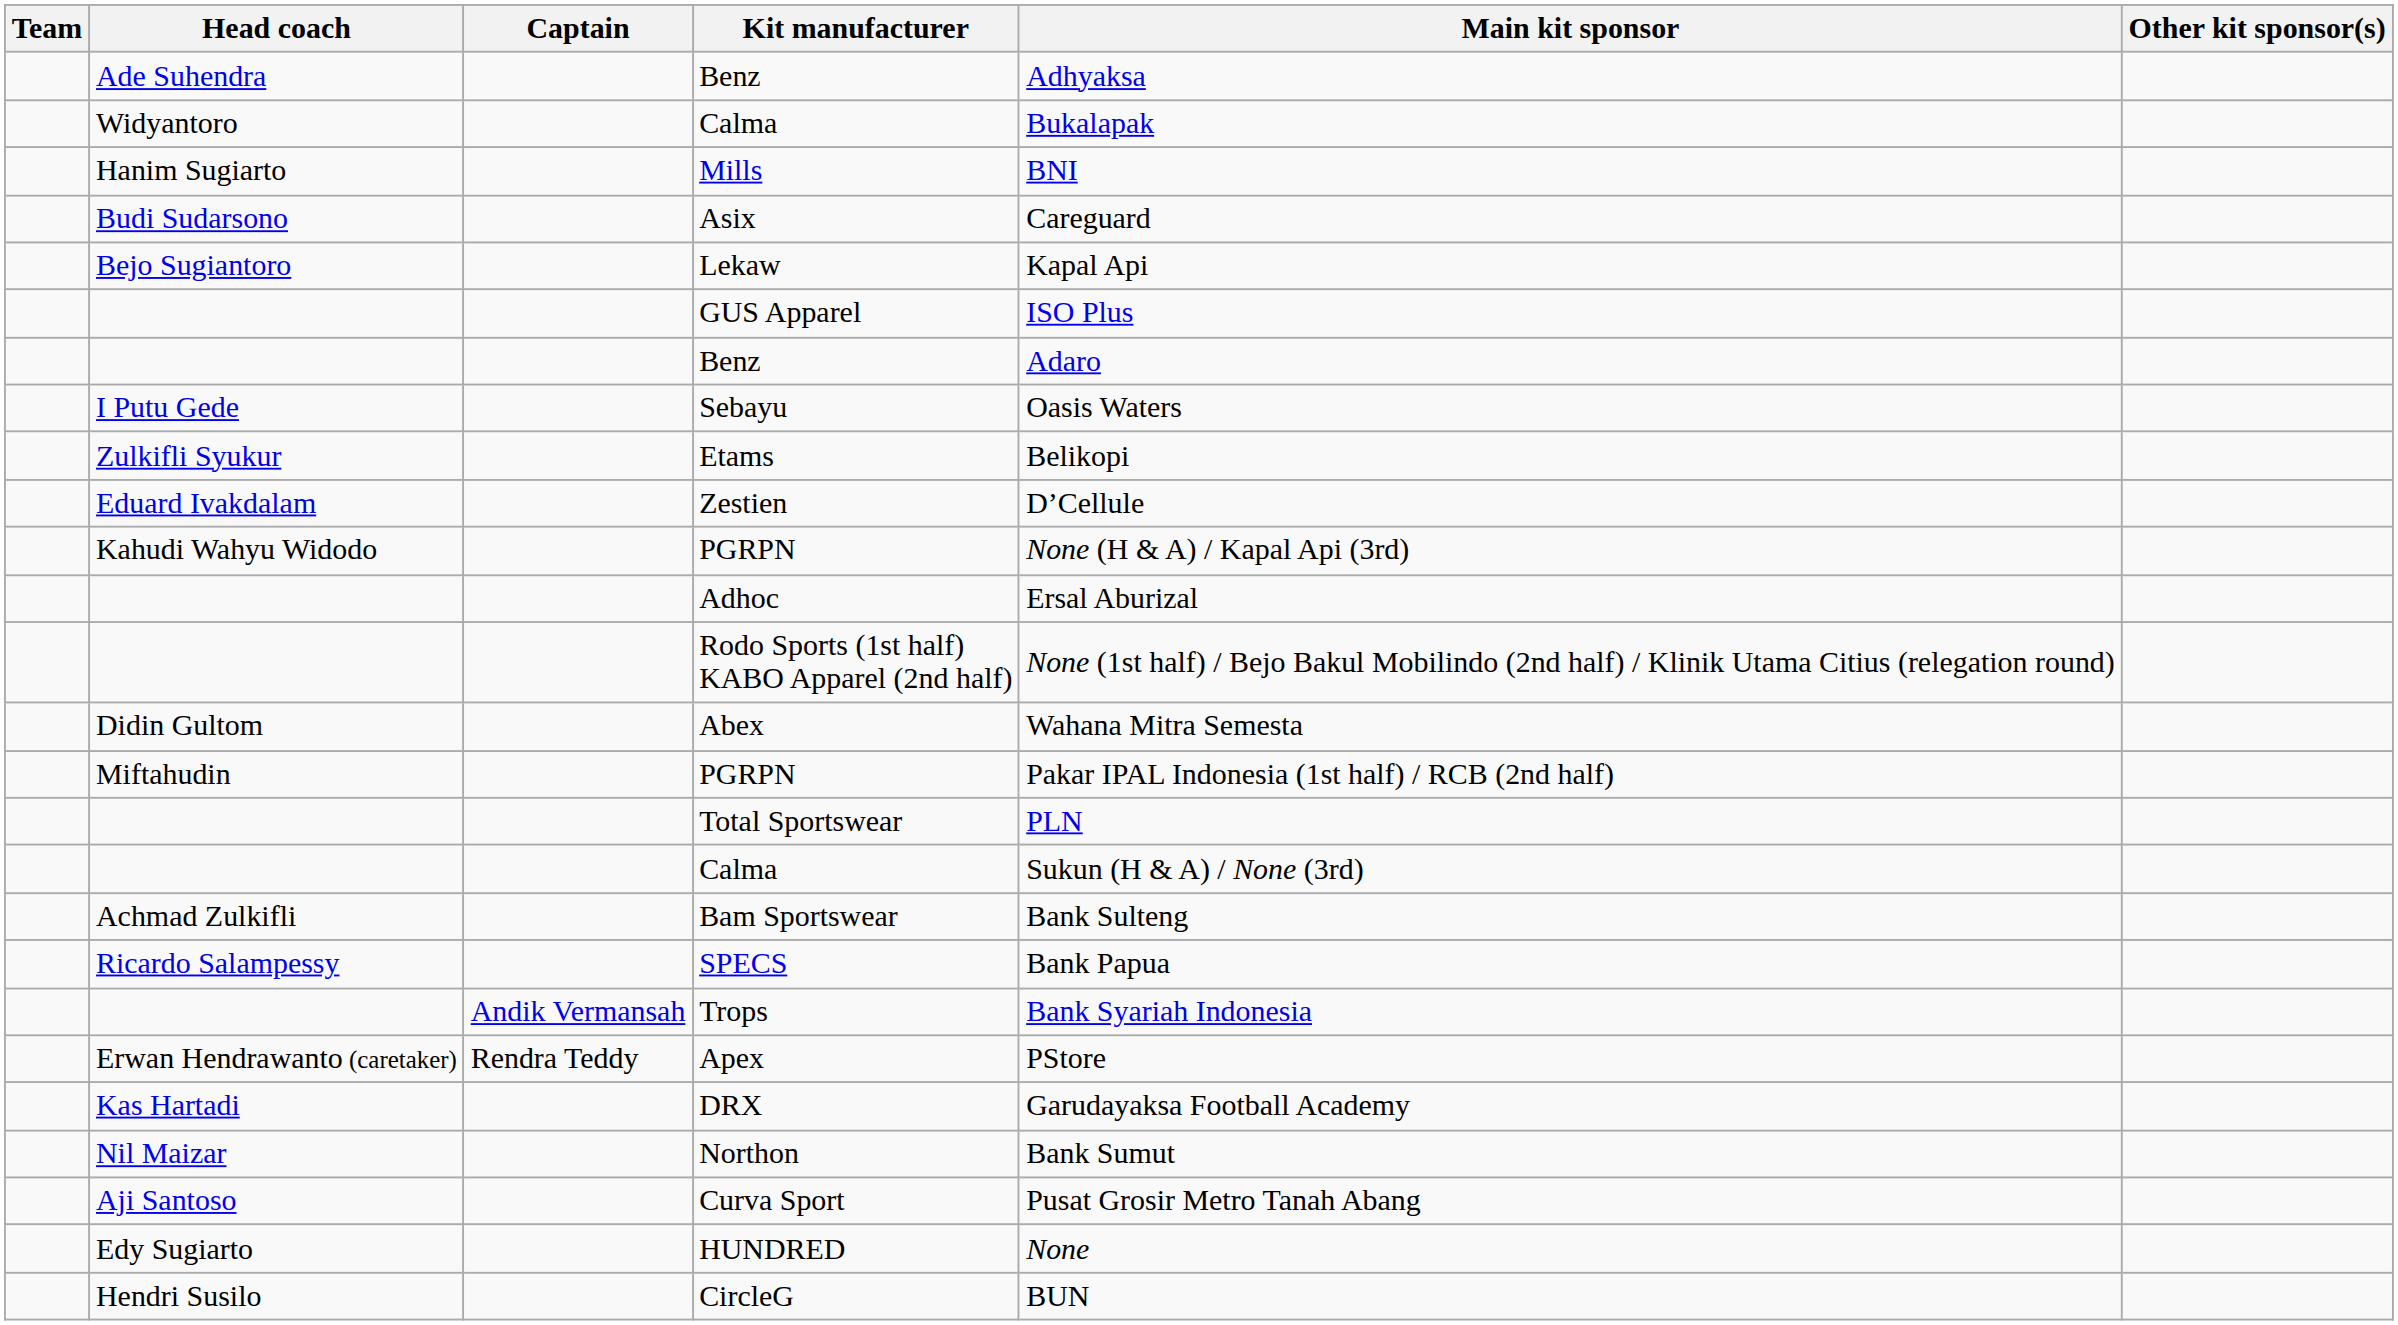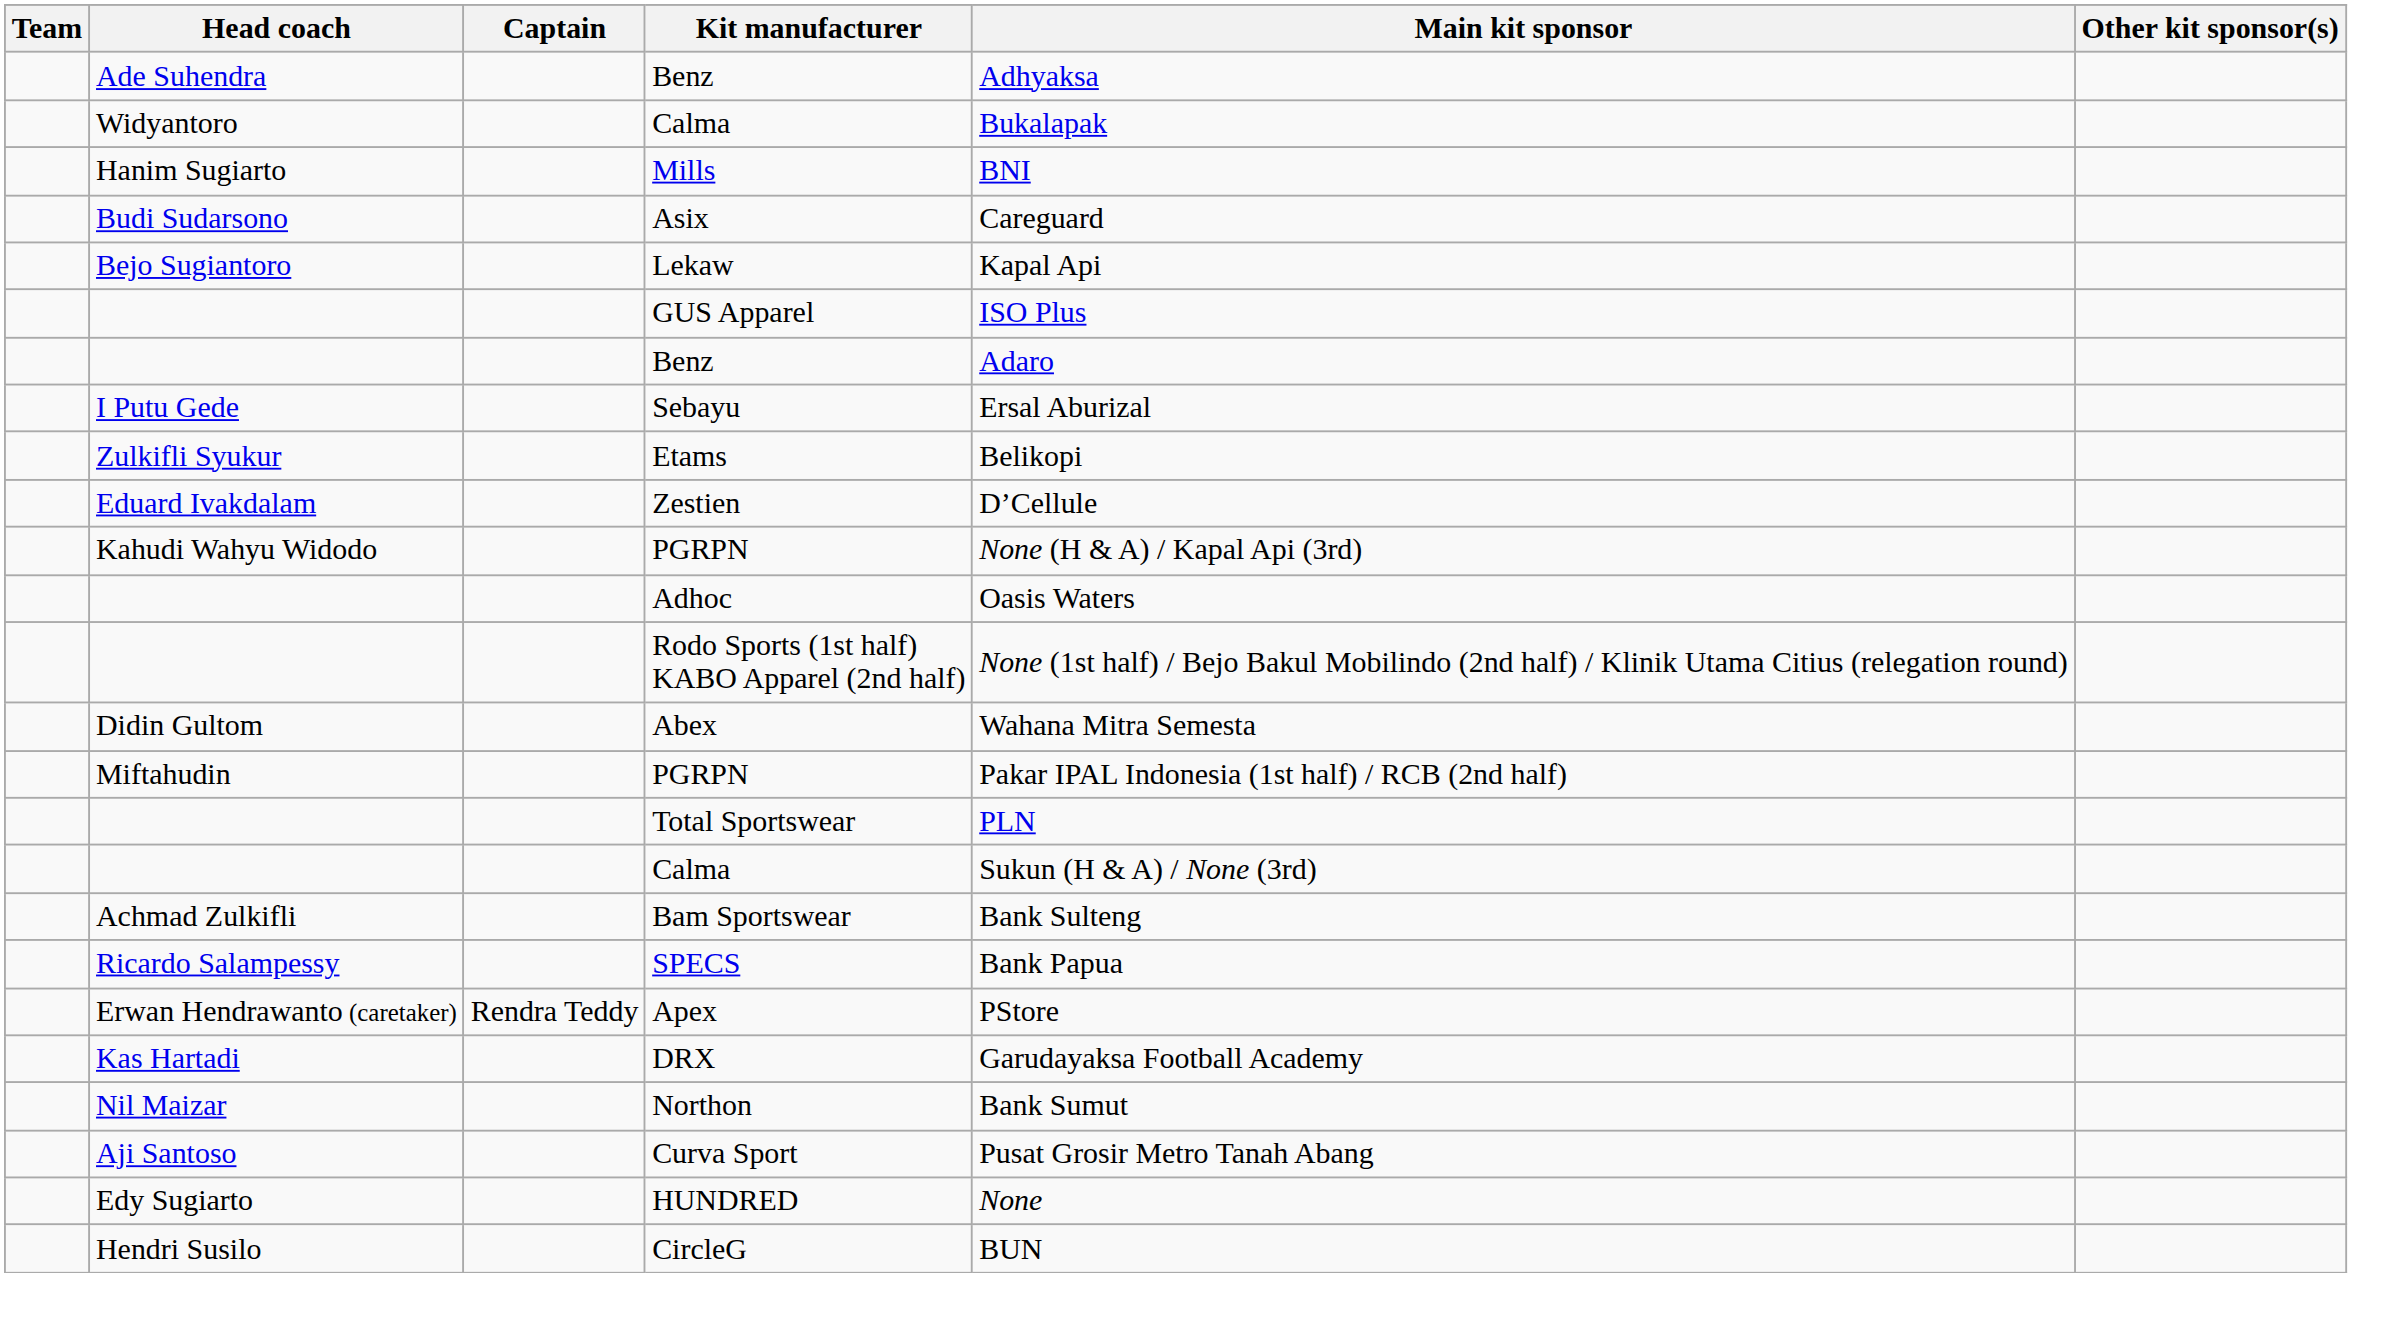(1104, 407) Oasis Waters -> (1065, 407) Ersal Aburizal
(1112, 597) Ersal Aburizal -> (1057, 597) Oasis Waters
- row: (276, 1011)
